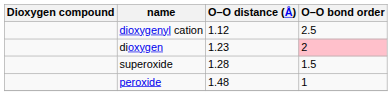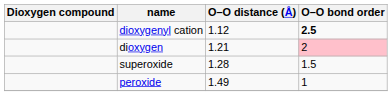(309, 30) normal -> (309, 30) bold
(219, 47) 1.23 -> (219, 47) 1.21
(219, 82) 1.48 -> (219, 82) 1.49
